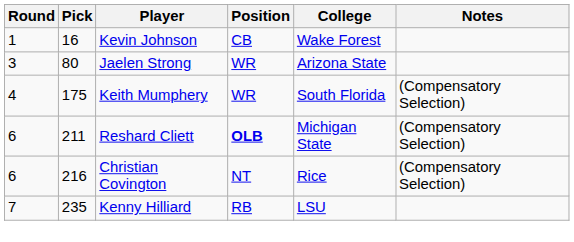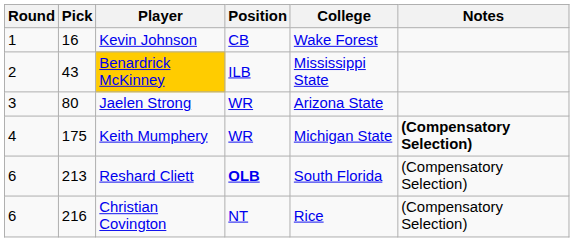+ row: (135, 71)
(341, 95) South Florida -> (343, 135) Michigan State
(450, 95) normal -> (456, 135) bold
(74, 135) 211 -> (74, 176) 213
(327, 135) Michigan State -> (338, 176) South Florida
- row: (145, 208)
